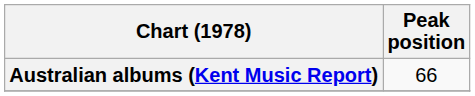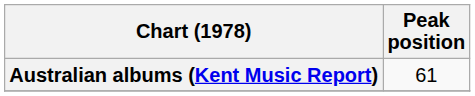(426, 74) 66 -> (426, 74) 61
